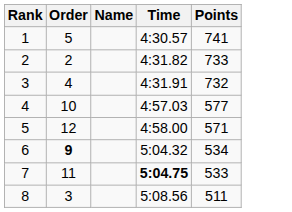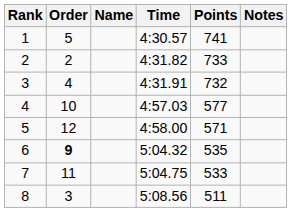+ column: (264, 15)
(216, 151) 534 -> (216, 151) 535
(164, 173) bold -> (164, 173) normal
